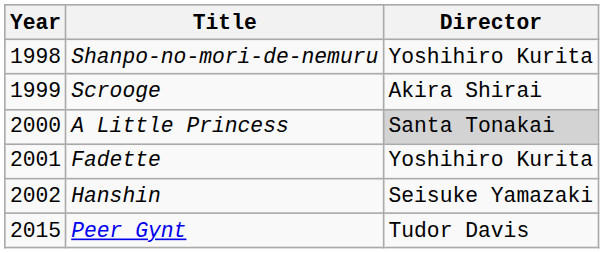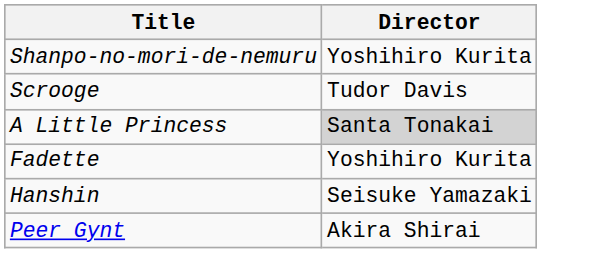- column: (35, 22)
(465, 92) Akira Shirai -> (397, 92) Tudor Davis
(459, 231) Tudor Davis -> (404, 231) Akira Shirai
